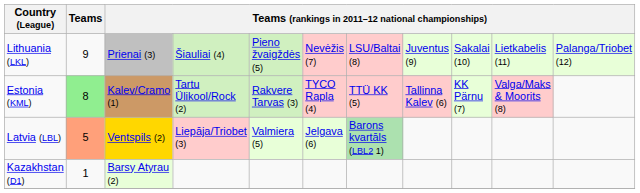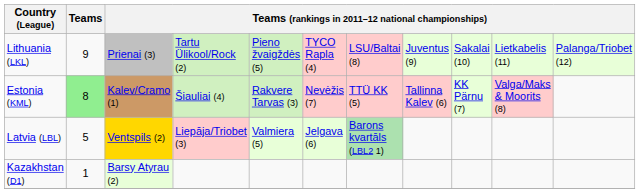(200, 54) Šiauliai (4) -> (206, 54) Tartu Ülikool/Rock (2)
(325, 54) Nevėžis (7) -> (320, 54) TYCO Rapla (4)
(206, 96) Tartu Ülikool/Rock (2) -> (200, 96) Šiauliai (4)
(320, 96) TYCO Rapla (4) -> (325, 96) Nevėžis (7)
(86, 138) lightsalmon background -> (86, 138) no background
